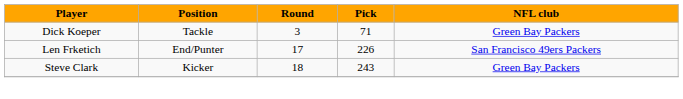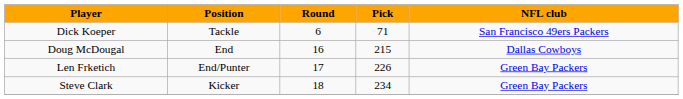(297, 31) 3 -> (318, 31) 6
(536, 31) Green Bay Packers -> (544, 31) San Francisco 49ers Packers
+ row: (86, 49)
(536, 49) San Francisco 49ers Packers -> (544, 67) Green Bay Packers
(366, 67) 243 -> (383, 85) 234
